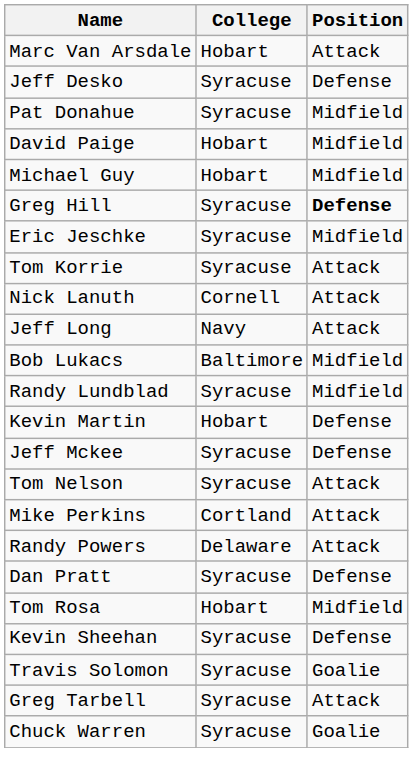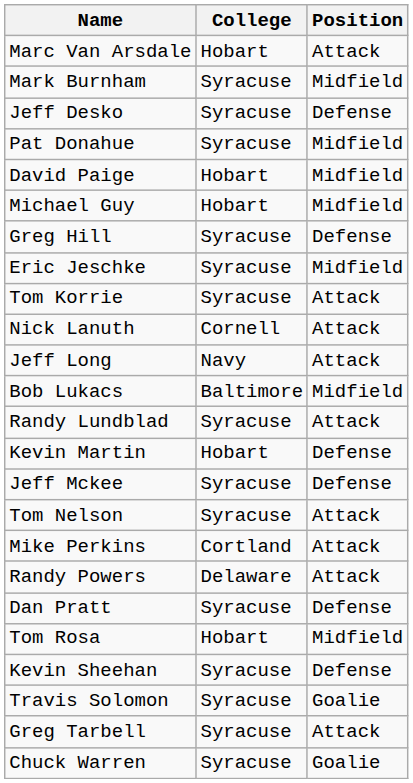+ row: (78, 82)
(352, 206) bold -> (352, 237) normal
(358, 391) Midfield -> (346, 422) Attack
